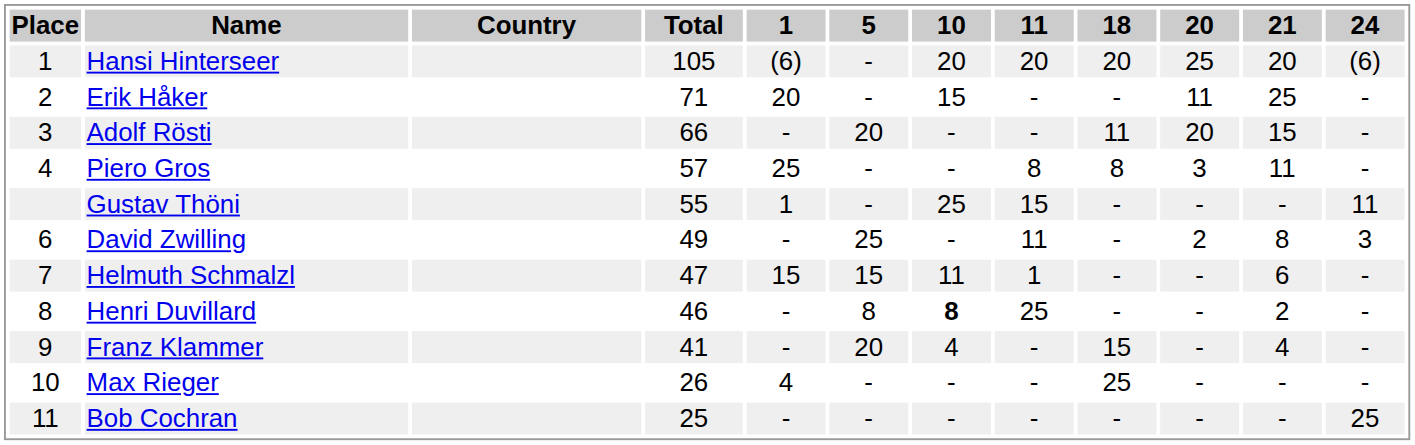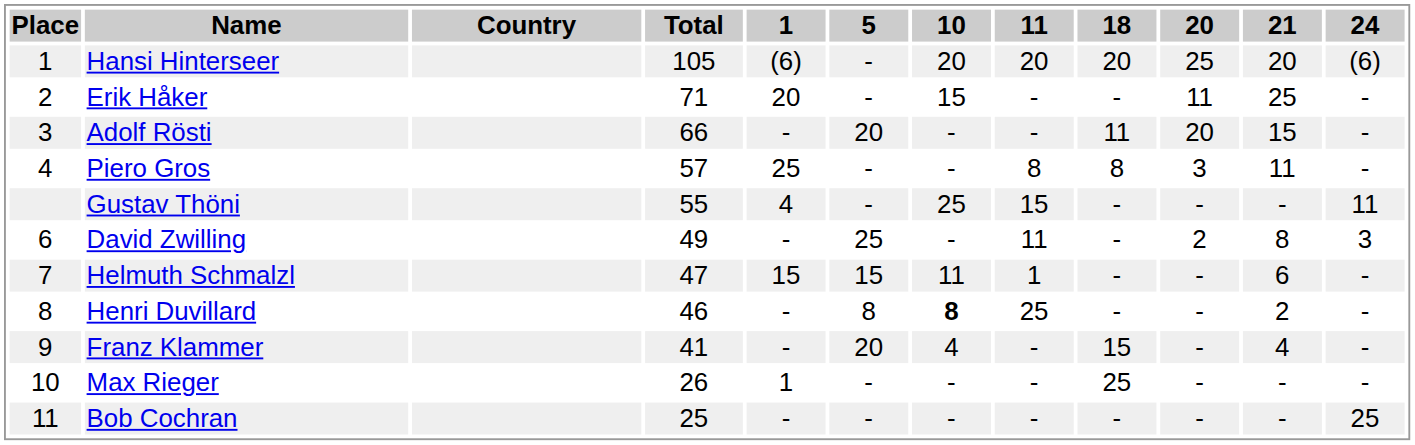(786, 204) 1 -> (786, 204) 4
(786, 383) 4 -> (786, 383) 1
